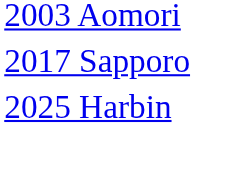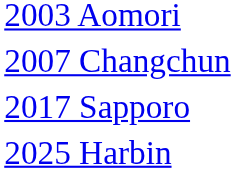+ row: (117, 61)
